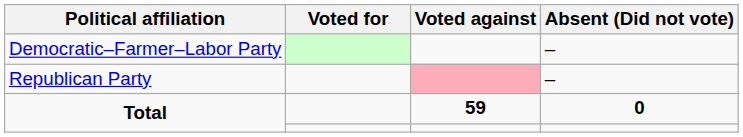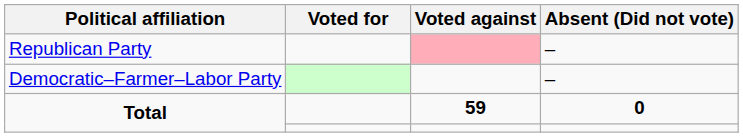rows swapped: (145, 49) <-> (80, 78)
